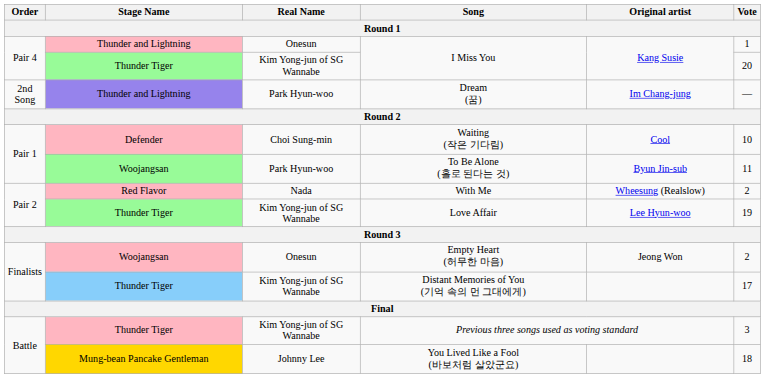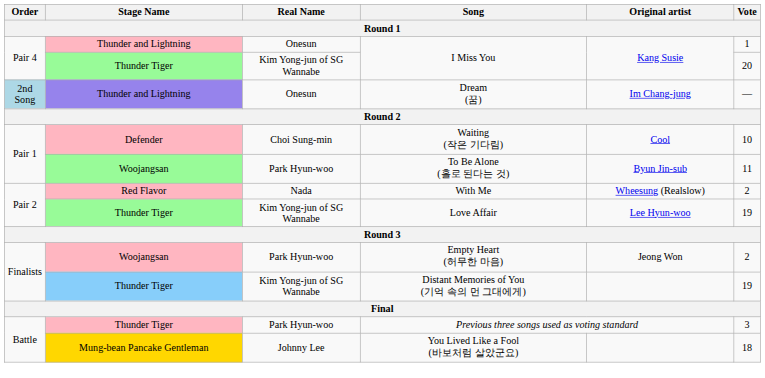(25, 94) no background -> (25, 94) lightblue background
(301, 94) Park Hyun-woo -> (301, 94) Onesun
(301, 257) Onesun -> (301, 257) Park Hyun-woo
(747, 286) 17 -> (747, 286) 19
(301, 330) Kim Yong-jun of SG Wannabe -> (301, 325) Park Hyun-woo
